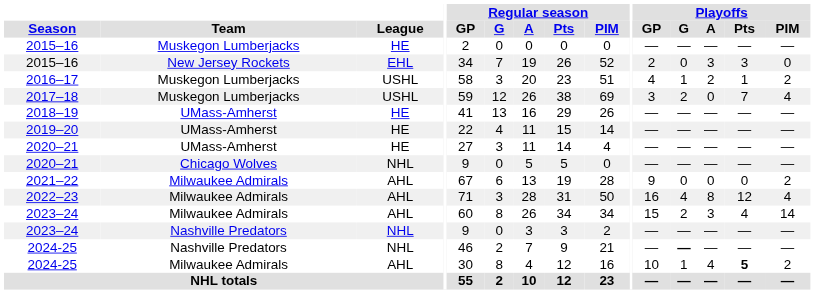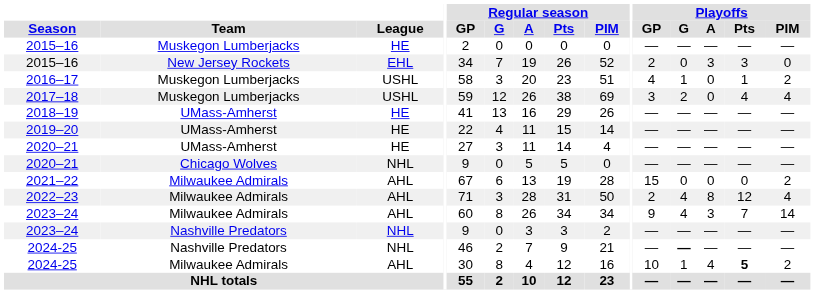(711, 79) 2 -> (711, 79) 0
(744, 96) 7 -> (744, 96) 4
(652, 180) 9 -> (652, 180) 15
(652, 197) 16 -> (652, 197) 2
(652, 214) 15 -> (652, 214) 9
(684, 214) 2 -> (684, 214) 4
(744, 214) 4 -> (744, 214) 7
